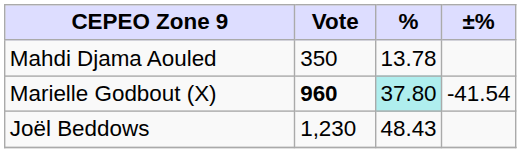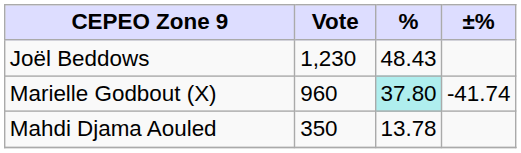rows swapped: (80, 128) <-> (113, 57)
(319, 93) bold -> (319, 93) normal
(479, 93) -41.54 -> (479, 93) -41.74
